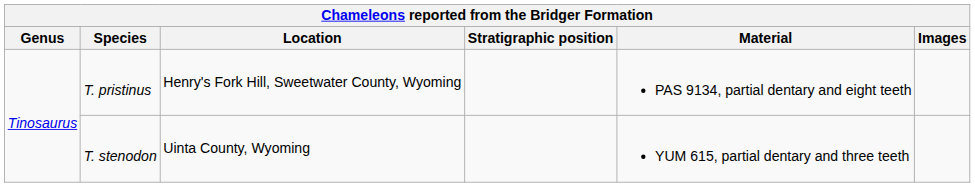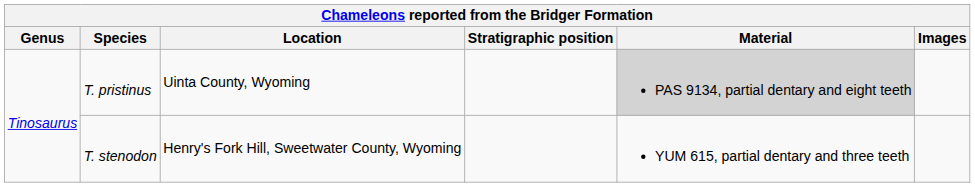(312, 82) Henry's Fork Hill, Sweetwater County, Wyoming -> (237, 82) Uinta County, Wyoming
(766, 90) no background -> (766, 90) lightgrey background
(237, 148) Uinta County, Wyoming -> (312, 148) Henry's Fork Hill, Sweetwater County, Wyoming
